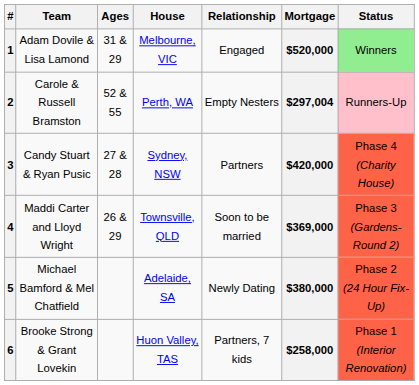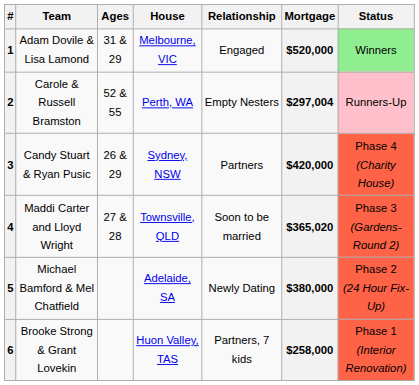(115, 164) 27 & 28 -> (115, 164) 26 & 29
(115, 226) 26 & 29 -> (115, 226) 27 & 28
(310, 226) $369,000 -> (310, 226) $365,020
